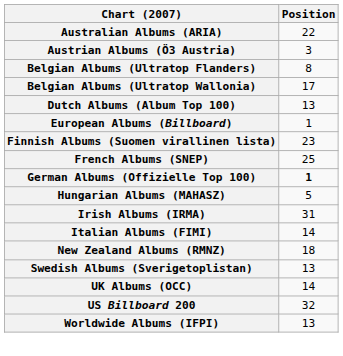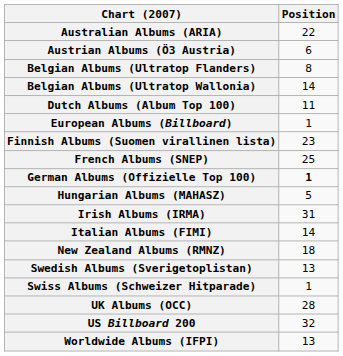(309, 50) 3 -> (309, 50) 6
(309, 86) 17 -> (309, 86) 14
(309, 105) 13 -> (309, 105) 11
+ row: (142, 287)
(309, 287) 14 -> (309, 305) 28
